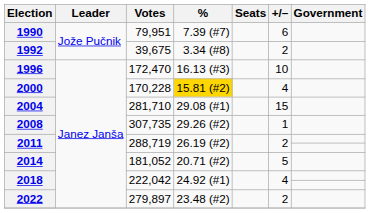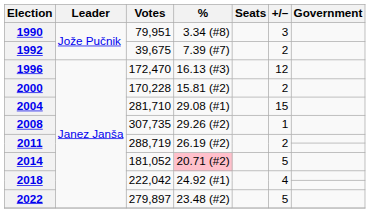(206, 32) 7.39 (#7) -> (206, 32) 3.34 (#8)
(285, 32) 6 -> (285, 32) 3
(206, 50) 3.34 (#8) -> (206, 50) 7.39 (#7)
(282, 69) 10 -> (282, 69) 12
(203, 87) gold background -> (203, 87) no background
(285, 87) 4 -> (285, 87) 2
(203, 161) no background -> (203, 161) pink background
(285, 198) 2 -> (285, 198) 5
